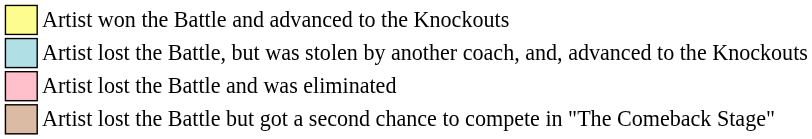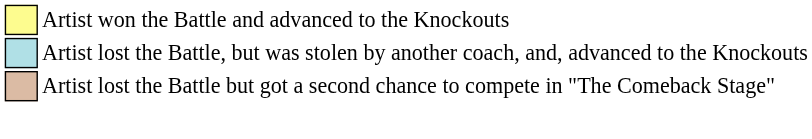- row: (219, 85)
